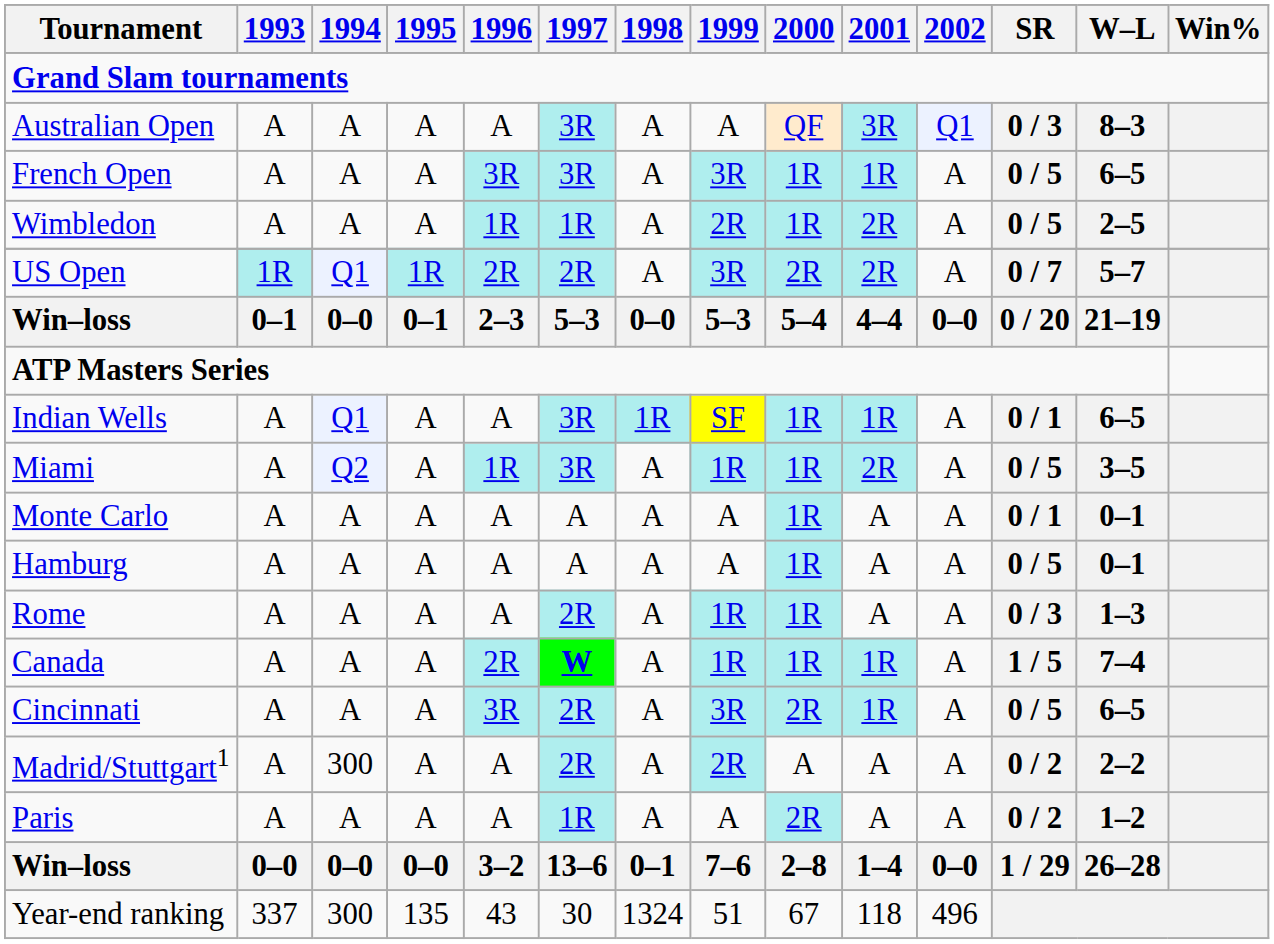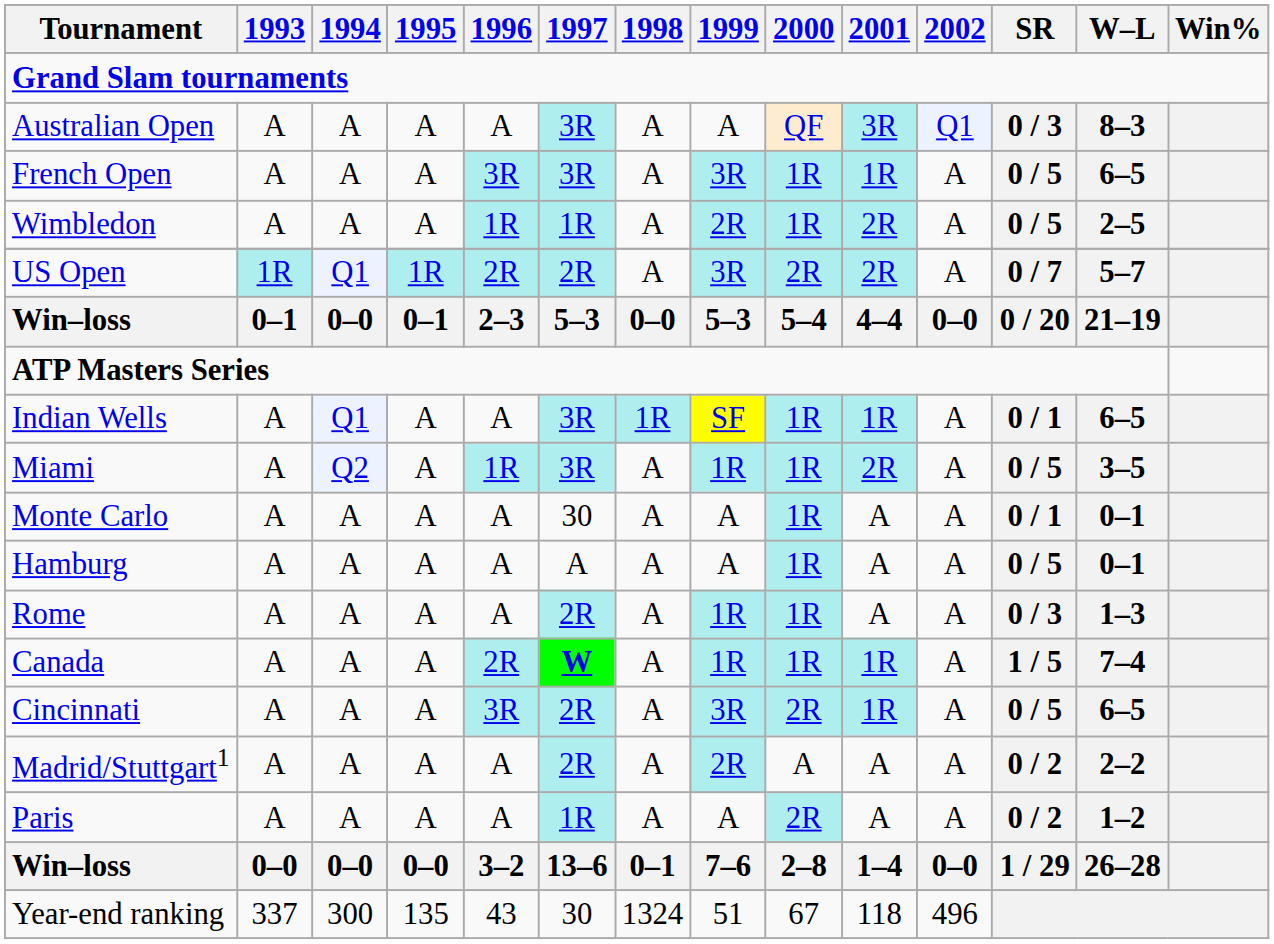(577, 516) A -> (577, 516) 30
(350, 763) 300 -> (350, 763) A
